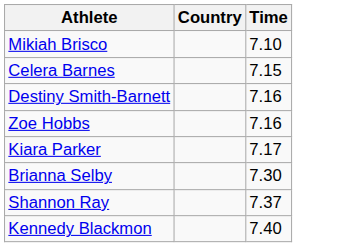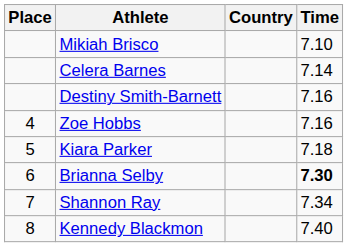+ column: (30, 17)
(266, 70) 7.15 -> (317, 70) 7.14
(266, 149) 7.17 -> (317, 149) 7.18
(266, 176) normal -> (317, 176) bold
(266, 202) 7.37 -> (317, 202) 7.34
